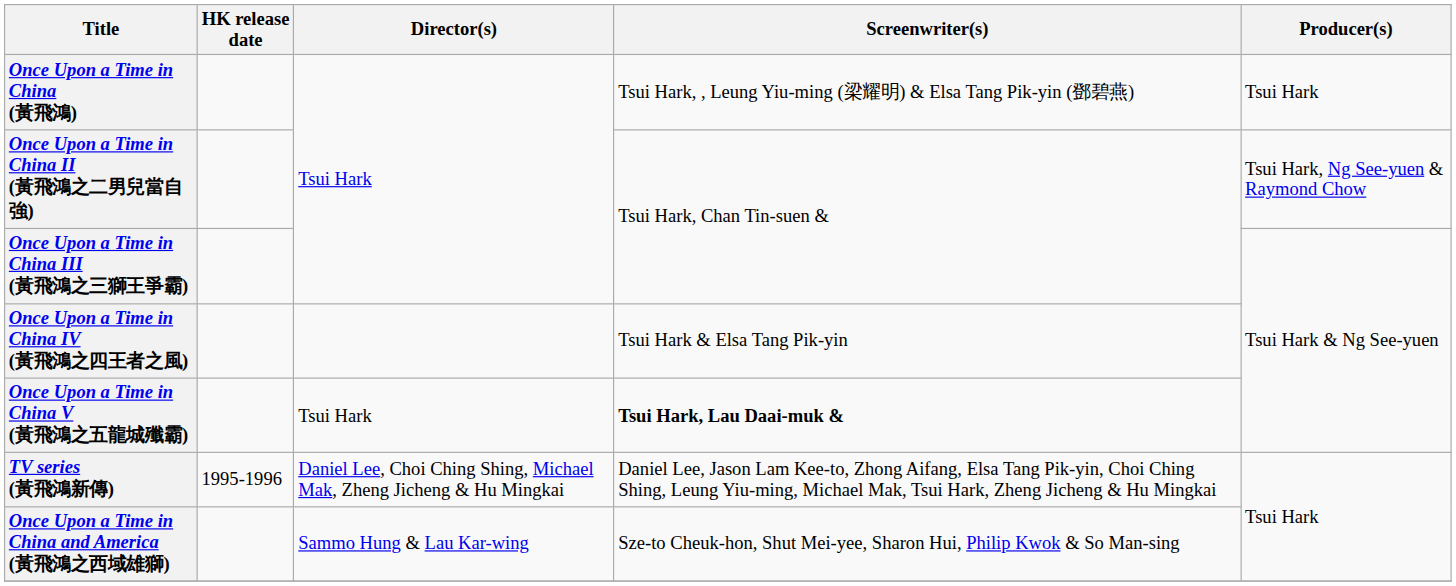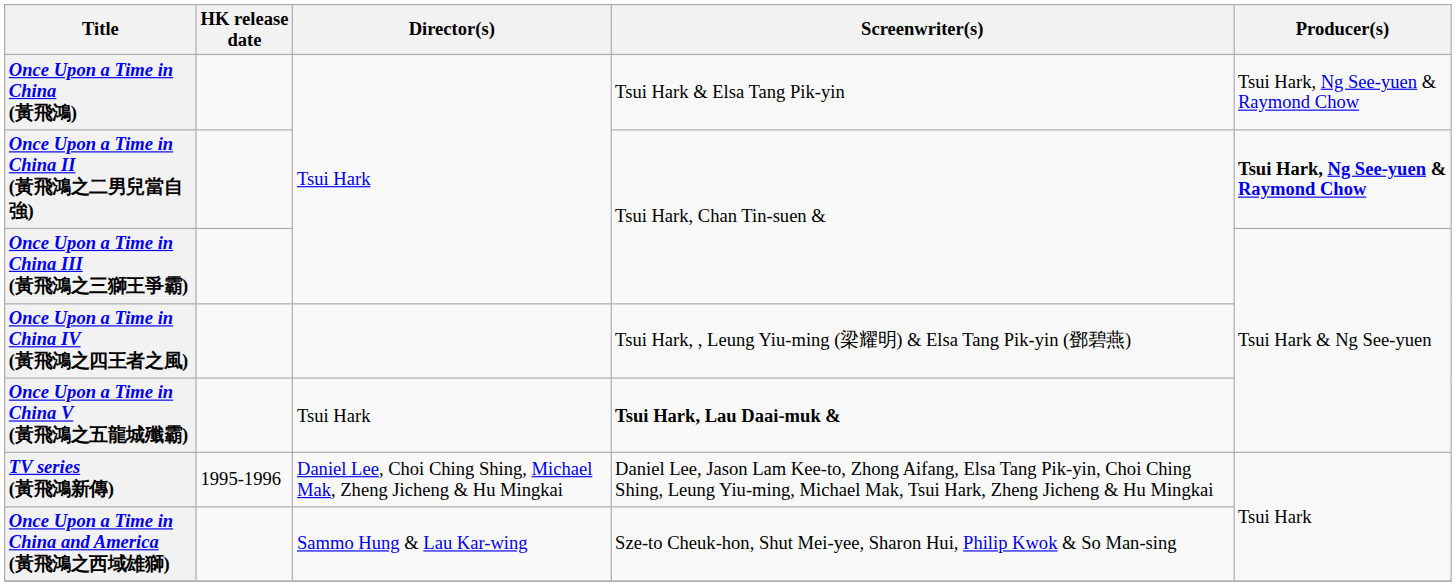(876, 91) Tsui Hark, , Leung Yiu-ming (梁耀明) & Elsa Tang Pik-yin (鄧碧燕) -> (730, 92) Tsui Hark & Elsa Tang Pik-yin
(1282, 92) Tsui Hark -> (1337, 92) Tsui Hark, Ng See-yuen & Raymond Chow
(1344, 179) normal -> (1342, 179) bold
(733, 340) Tsui Hark & Elsa Tang Pik-yin -> (873, 339) Tsui Hark, , Leung Yiu-ming (梁耀明) & Elsa Tang Pik-yin (鄧碧燕)
